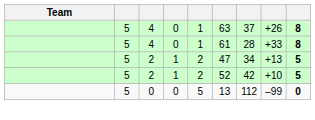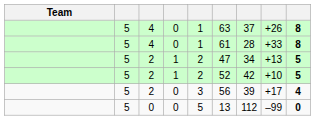+ row: (151, 92)
